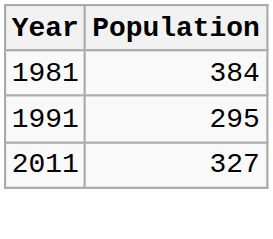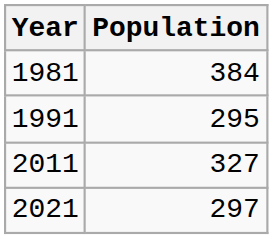+ row: (45, 210)
